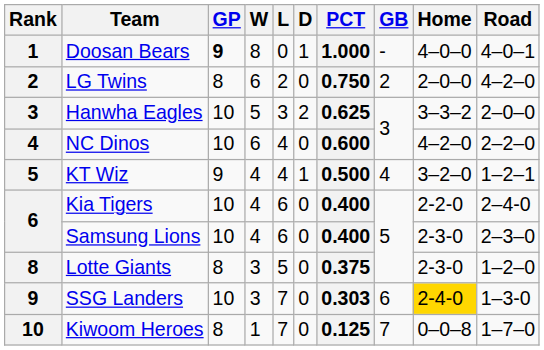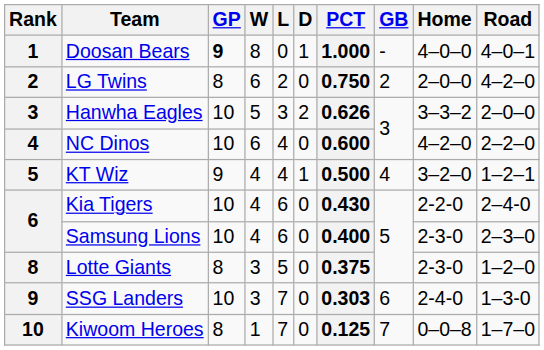(346, 112) 0.625 -> (346, 112) 0.626
(346, 205) 0.400 -> (346, 205) 0.430
(440, 298) gold background -> (440, 298) no background
